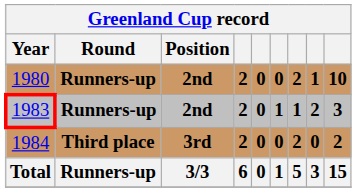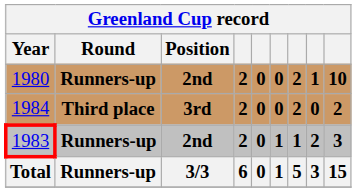rows swapped: (31, 110) <-> (31, 142)
